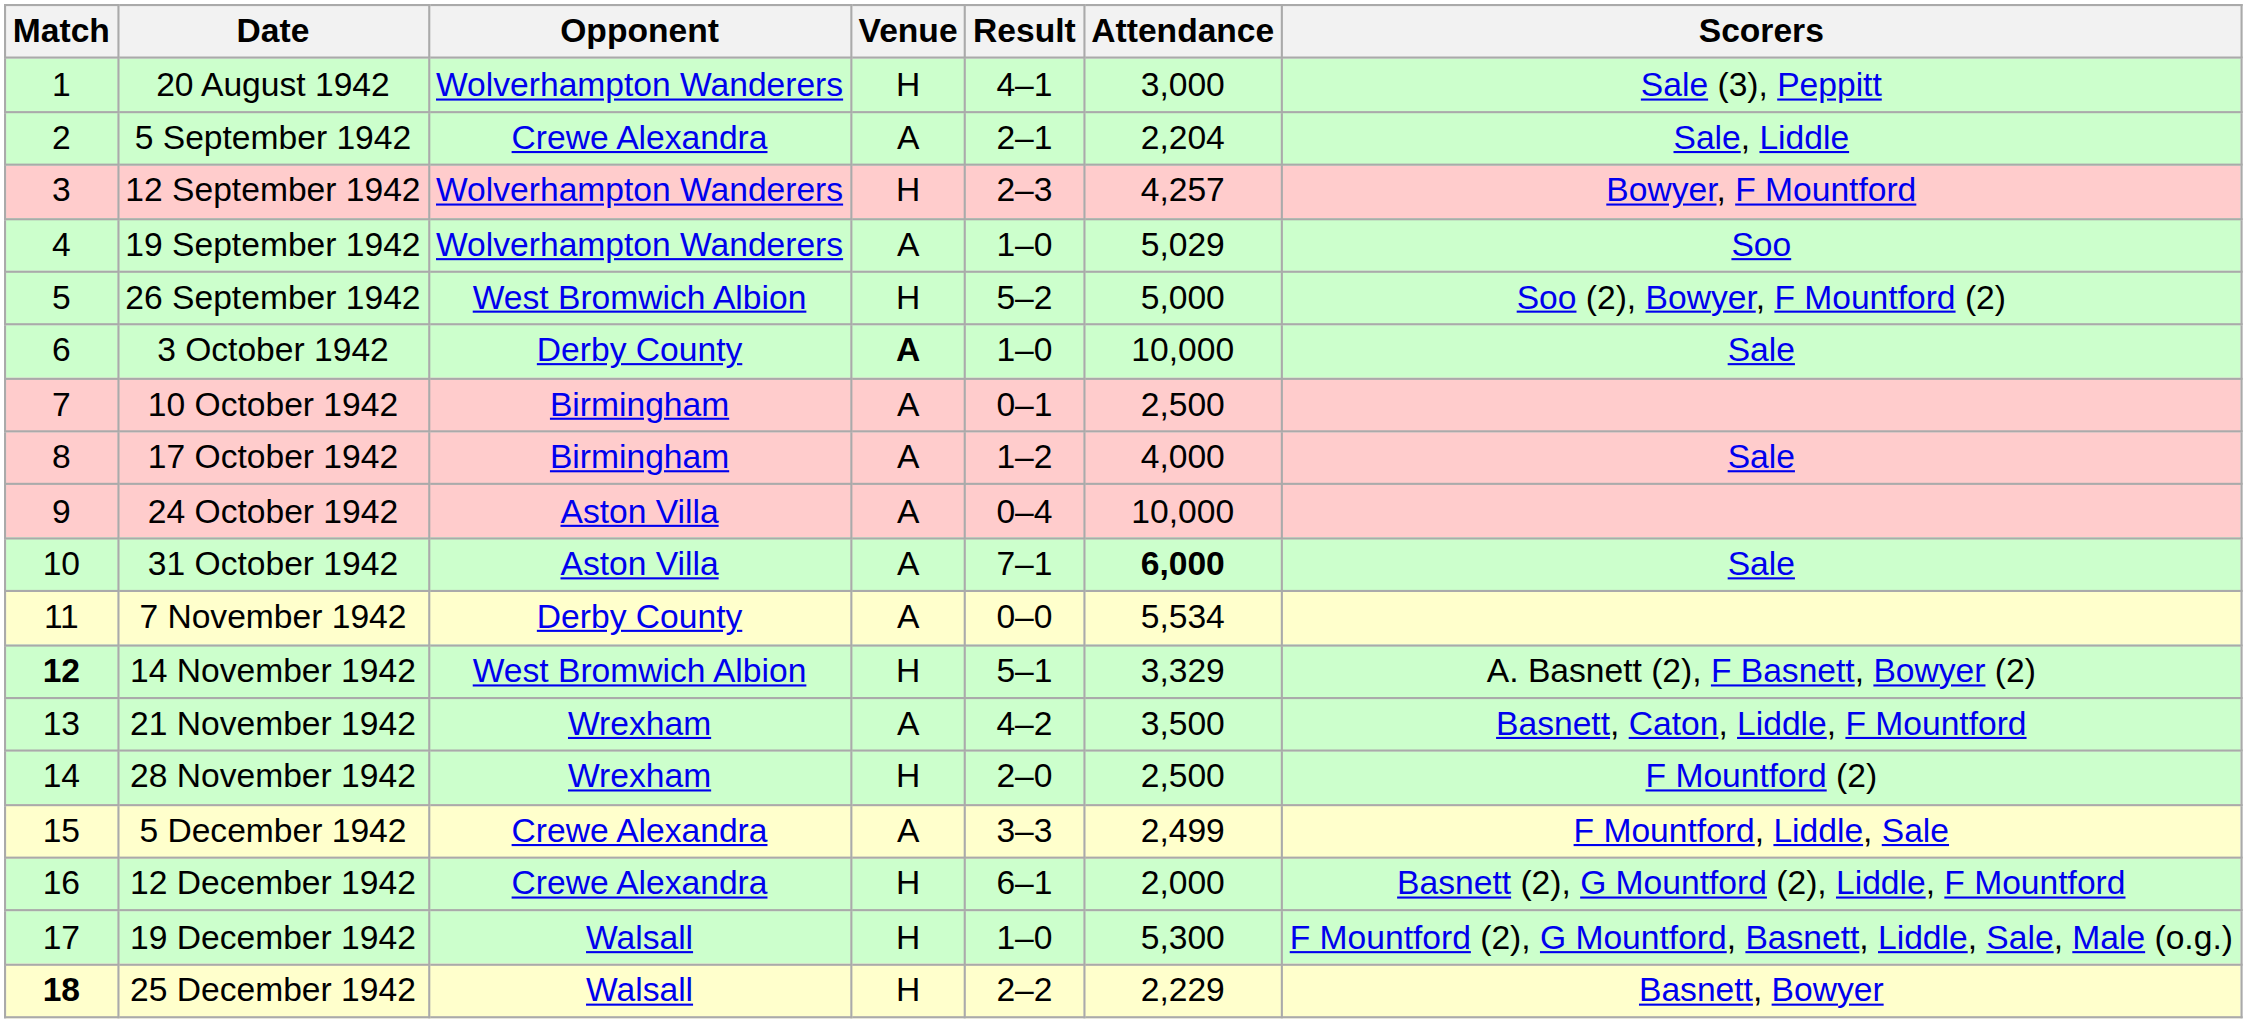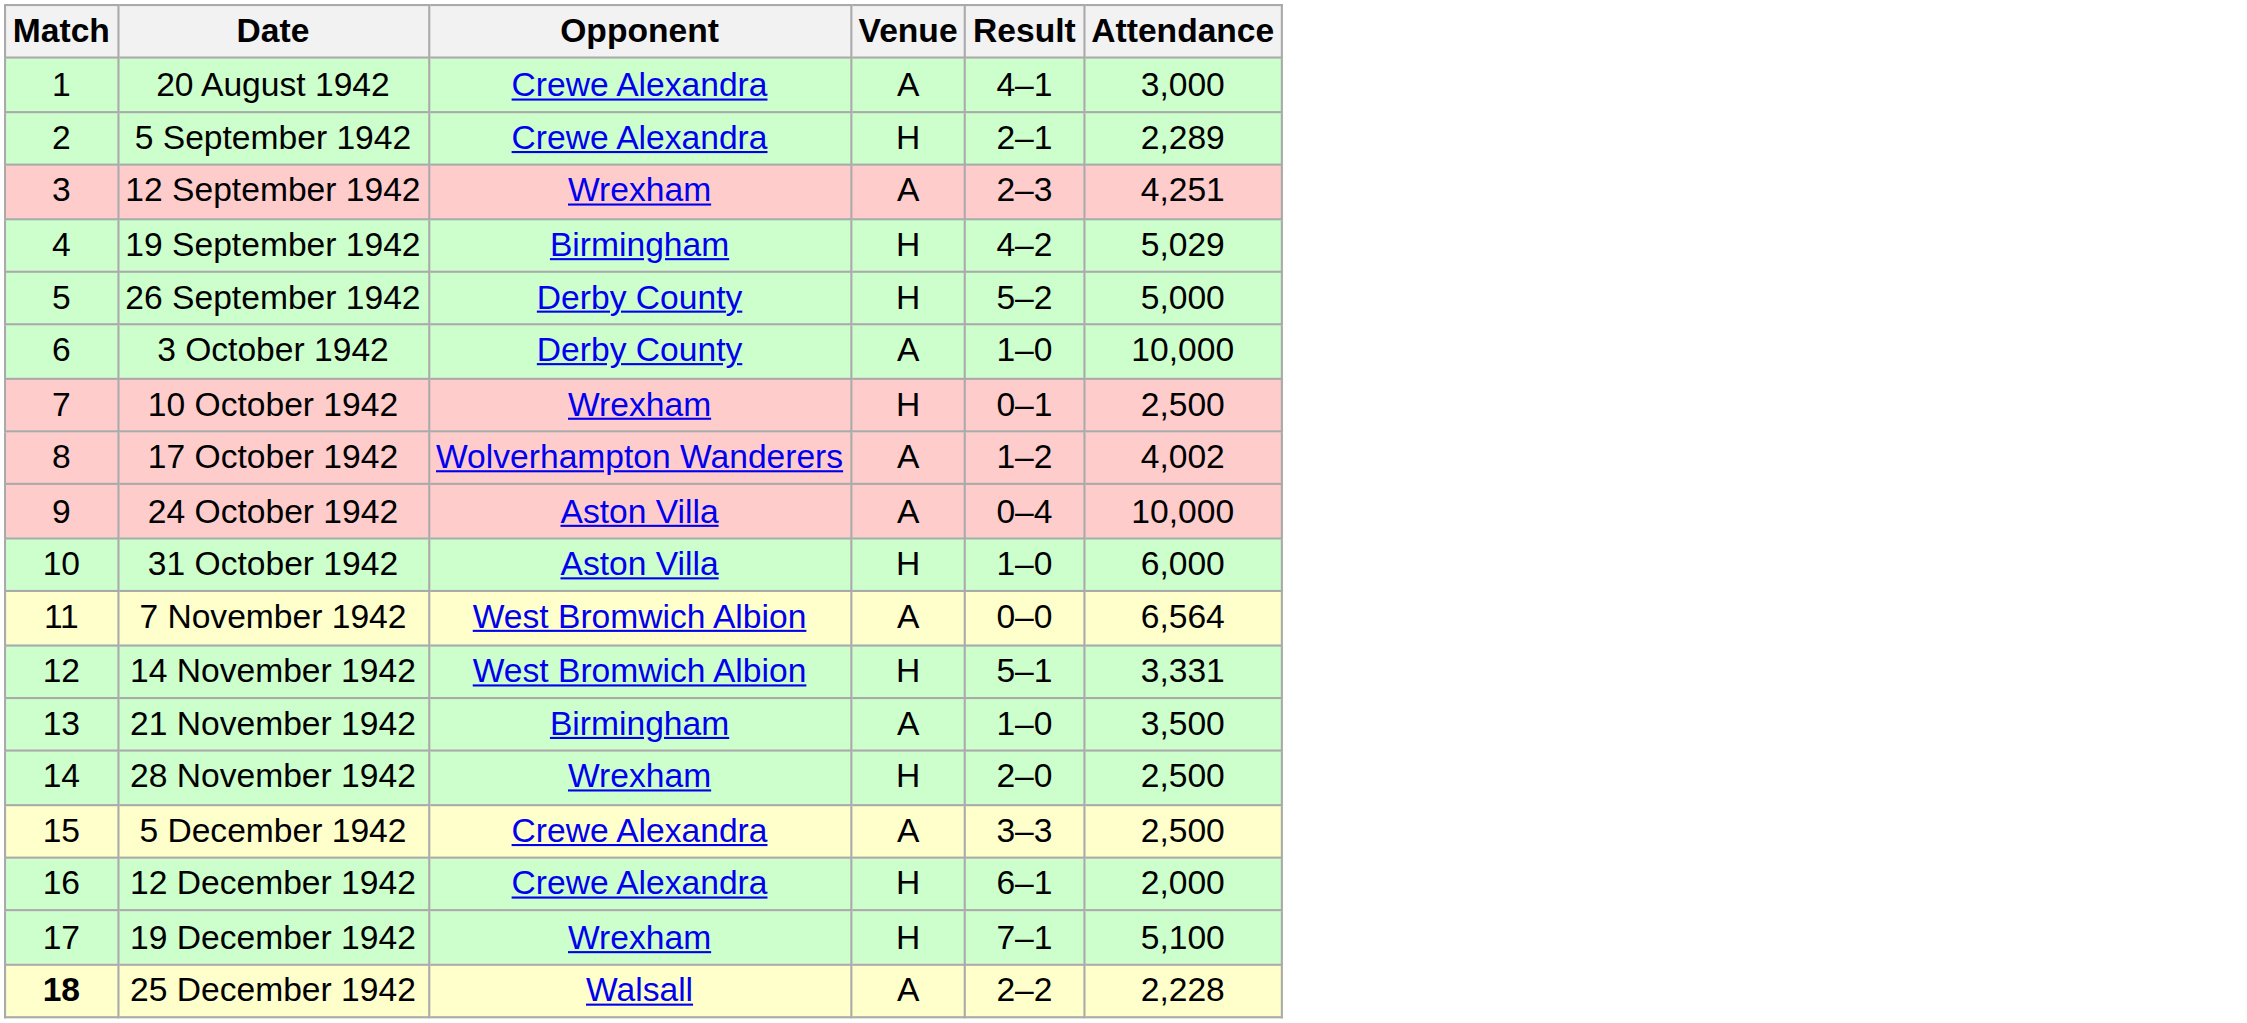- column: (1761, 31)
(640, 84) Wolverhampton Wanderers -> (640, 84) Crewe Alexandra
(908, 84) H -> (908, 84) A
(908, 137) A -> (908, 137) H
(1183, 137) 2,204 -> (1183, 137) 2,289
(640, 191) Wolverhampton Wanderers -> (640, 191) Wrexham
(908, 191) H -> (908, 191) A
(1183, 191) 4,257 -> (1183, 191) 4,251
(640, 244) Wolverhampton Wanderers -> (640, 244) Birmingham
(908, 244) A -> (908, 244) H
(1024, 244) 1–0 -> (1024, 244) 4–2
(640, 297) West Bromwich Albion -> (640, 297) Derby County
(908, 350) bold -> (908, 350) normal
(640, 404) Birmingham -> (640, 404) Wrexham
(908, 404) A -> (908, 404) H
(640, 457) Birmingham -> (640, 457) Wolverhampton Wanderers
(1183, 457) 4,000 -> (1183, 457) 4,002
(908, 564) A -> (908, 564) H
(1024, 564) 7–1 -> (1024, 564) 1–0
(1183, 564) bold -> (1183, 564) normal
(640, 617) Derby County -> (640, 617) West Bromwich Albion
(1183, 617) 5,534 -> (1183, 617) 6,564
(61, 670) bold -> (61, 670) normal
(1183, 670) 3,329 -> (1183, 670) 3,331
(640, 723) Wrexham -> (640, 723) Birmingham
(1024, 723) 4–2 -> (1024, 723) 1–0
(1183, 830) 2,499 -> (1183, 830) 2,500
(640, 937) Walsall -> (640, 937) Wrexham
(1024, 937) 1–0 -> (1024, 937) 7–1
(1183, 937) 5,300 -> (1183, 937) 5,100
(908, 990) H -> (908, 990) A
(1183, 990) 2,229 -> (1183, 990) 2,228
